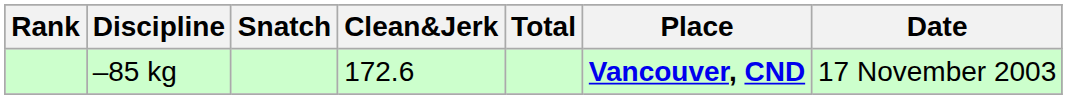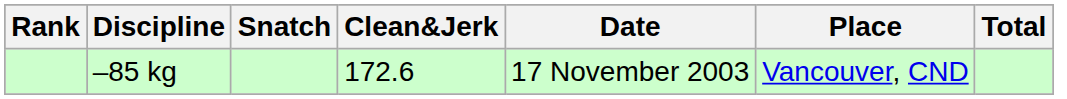columns swapped: (544, 26) <-> (937, 26)
(697, 71) bold -> (865, 71) normal
